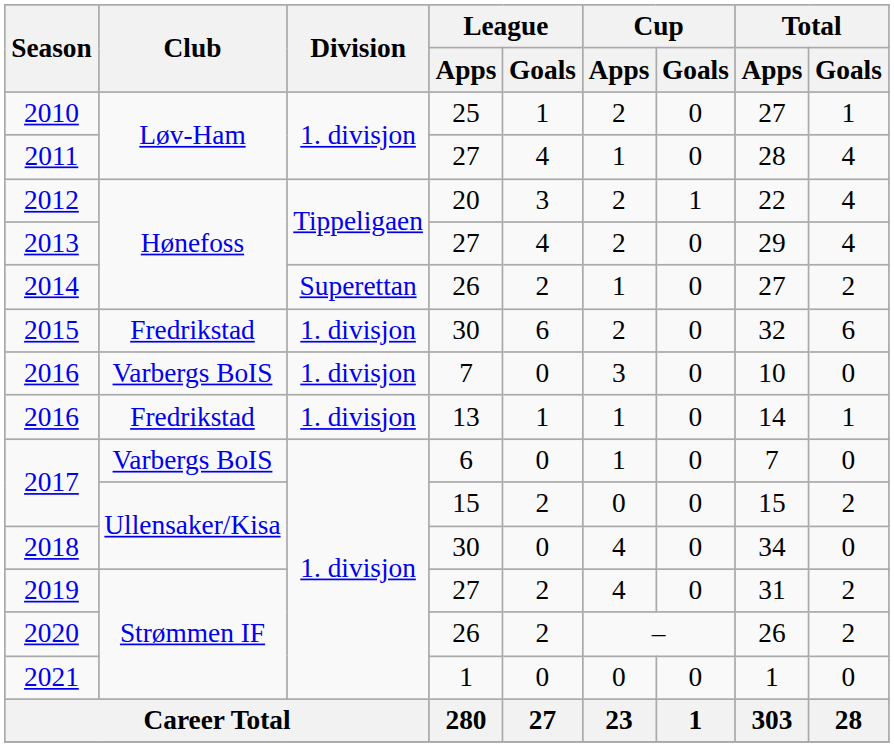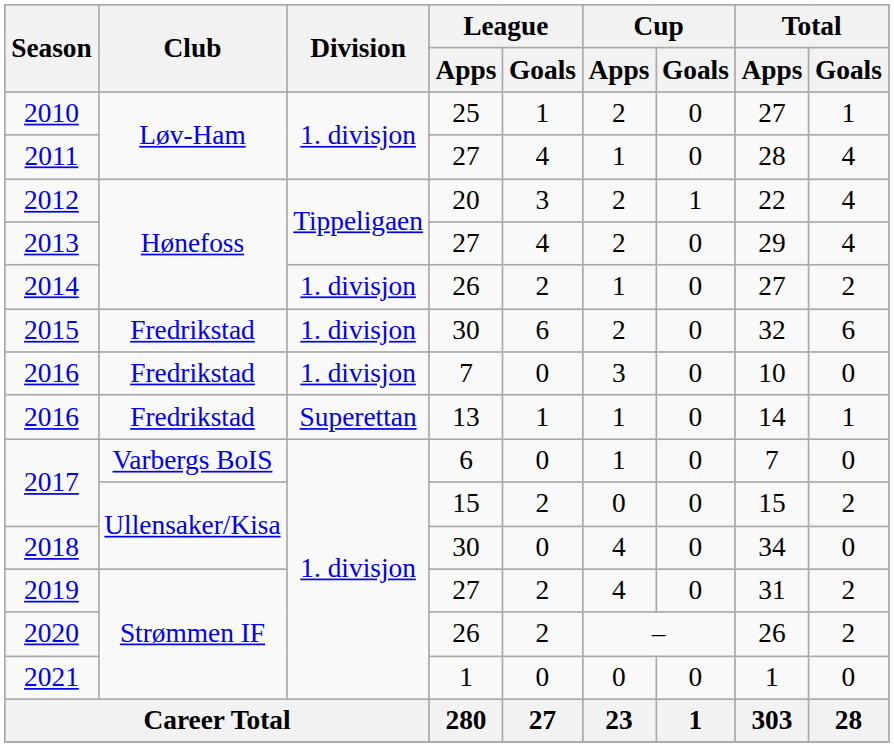(358, 286) Superettan -> (358, 286) 1. divisjon
(192, 373) Varbergs BoIS -> (192, 373) Fredrikstad
(358, 416) 1. divisjon -> (358, 416) Superettan
